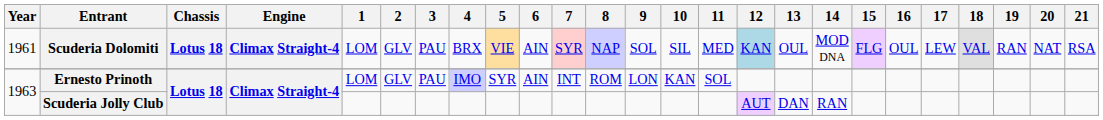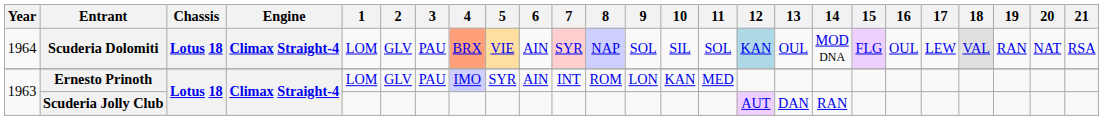(22, 48) 1961 -> (22, 48) 1964
(467, 48) no background -> (467, 48) lightsalmon background
(718, 48) MED -> (718, 48) SOL
(718, 80) SOL -> (718, 80) MED
